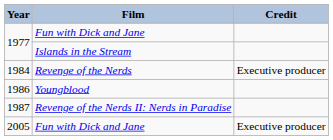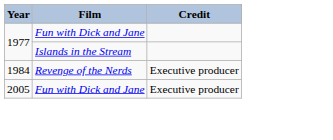- row: (18, 89)
- row: (18, 108)
